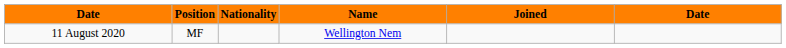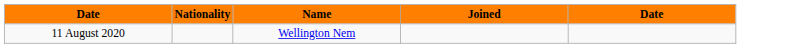- column: (195, 14)
